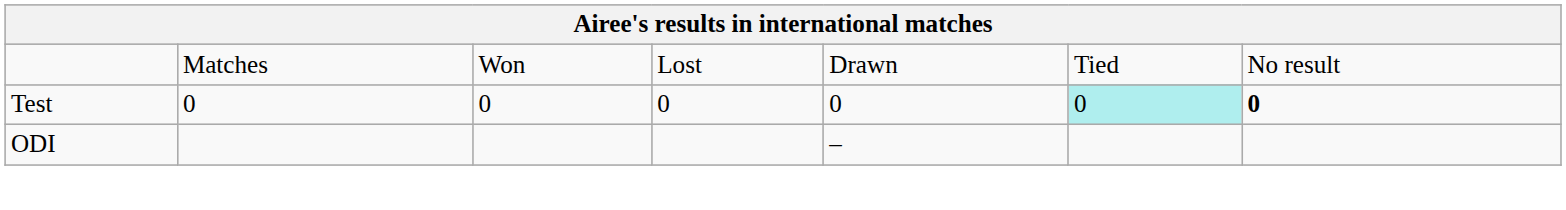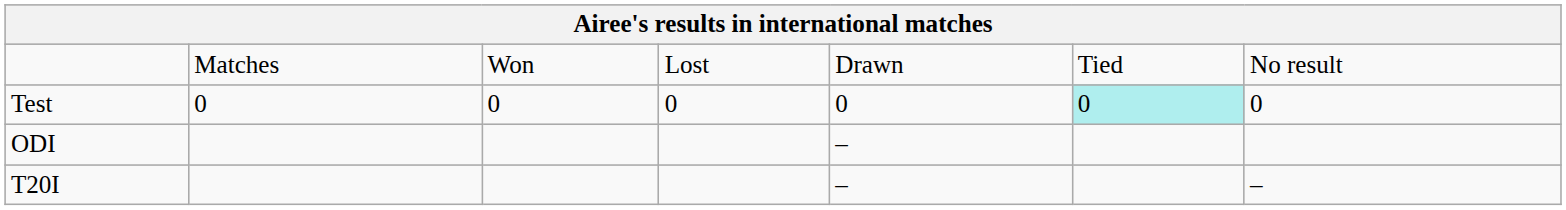(1254, 104) bold -> (1256, 104) normal
+ row: (35, 183)
